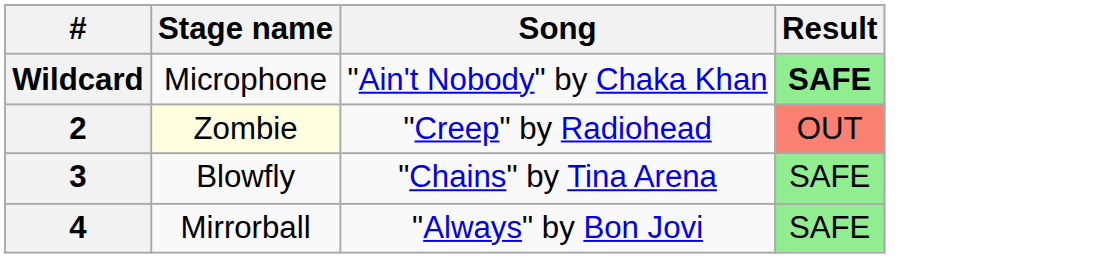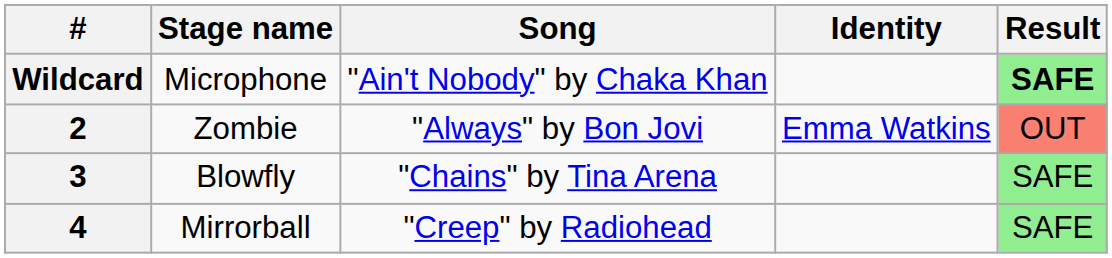+ column: (886, 29)
(246, 128) lightyellow background -> (246, 128) no background
(558, 128) "Creep" by Radiohead -> (558, 128) "Always" by Bon Jovi
(558, 227) "Always" by Bon Jovi -> (558, 227) "Creep" by Radiohead
